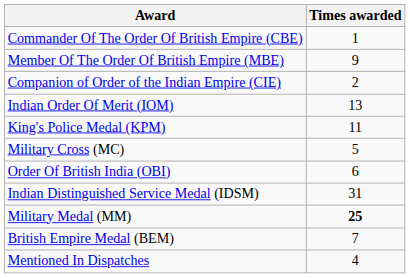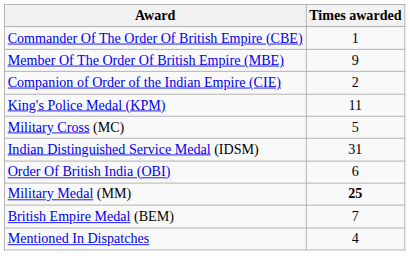- row: (91, 104)
rows swapped: (89, 171) <-> (133, 194)
